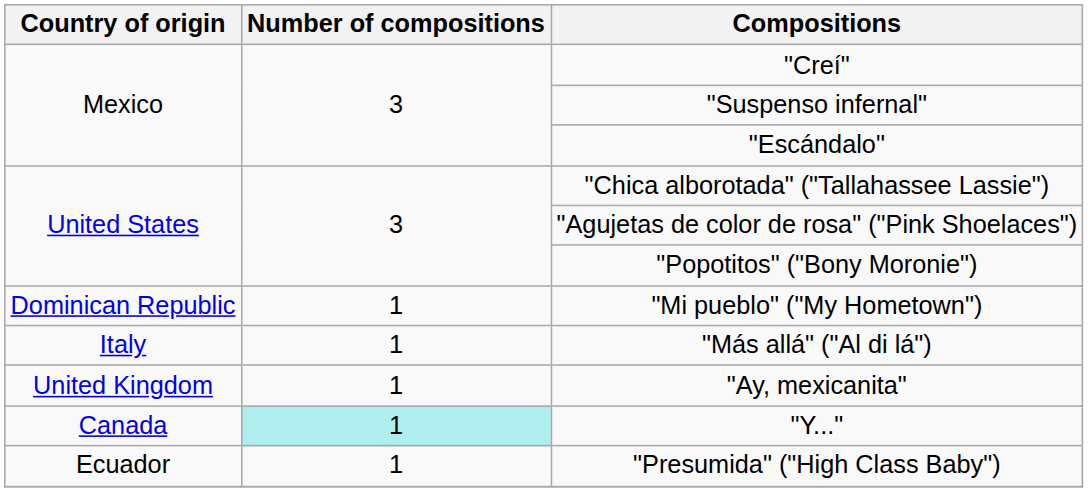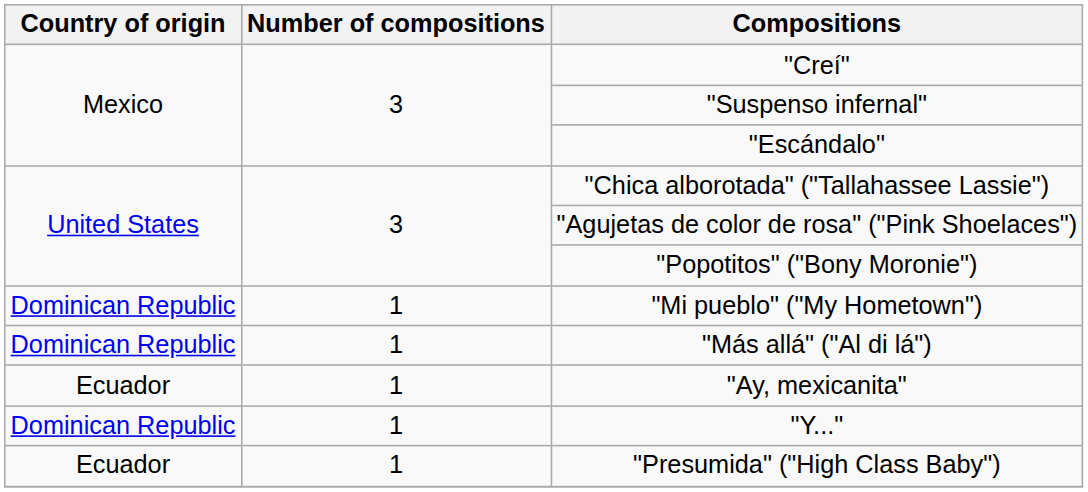(123, 345) Italy -> (123, 345) Dominican Republic
(123, 385) United Kingdom -> (123, 385) Ecuador
(123, 425) Canada -> (123, 425) Dominican Republic
(396, 425) paleturquoise background -> (396, 425) no background
